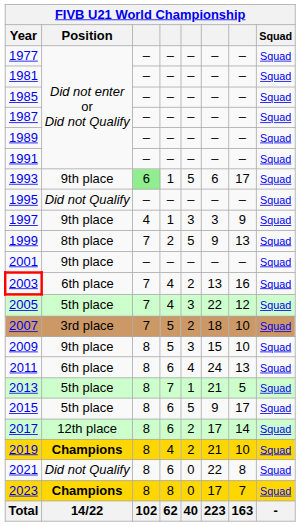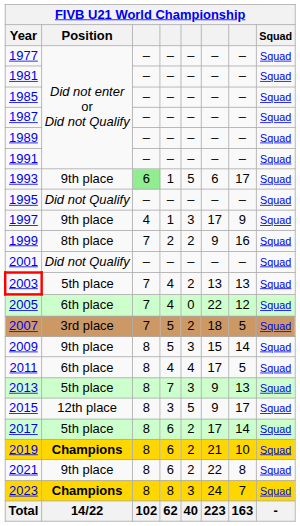(215, 220) 3 -> (215, 220) 17
(191, 240) 5 -> (191, 240) 2
(242, 240) 13 -> (242, 240) 16
(87, 261) 9th place -> (87, 261) Did not Qualify
(88, 283) 6th place -> (88, 283) 5th place
(242, 283) 16 -> (242, 283) 13
(87, 305) 5th place -> (87, 305) 6th place
(191, 305) 3 -> (191, 305) 0
(242, 326) 10 -> (242, 326) 5
(242, 346) 10 -> (242, 346) 14
(170, 367) 6 -> (170, 367) 4
(215, 367) 24 -> (215, 367) 17
(242, 367) 13 -> (242, 367) 5
(191, 387) 1 -> (191, 387) 3
(215, 387) 21 -> (215, 387) 9
(242, 387) 5 -> (242, 387) 13
(87, 408) 5th place -> (87, 408) 12th place
(170, 408) 6 -> (170, 408) 3
(87, 429) 12th place -> (87, 429) 5th place
(170, 449) 4 -> (170, 449) 6
(87, 470) Did not Qualify -> (87, 470) 9th place
(191, 470) 0 -> (191, 470) 2
(191, 490) 0 -> (191, 490) 3
(215, 490) 17 -> (215, 490) 24
